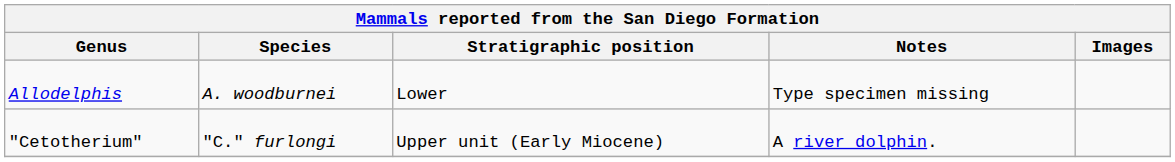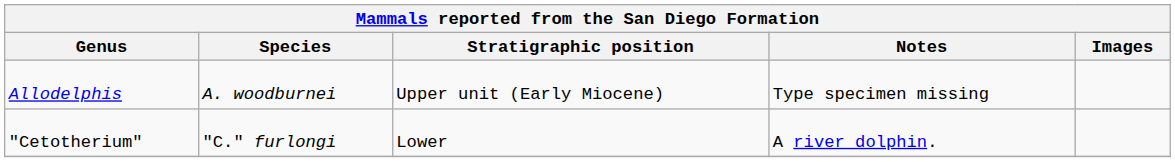(422, 94) Lower -> (530, 94) Upper unit (Early Miocene)
(530, 142) Upper unit (Early Miocene) -> (422, 142) Lower
